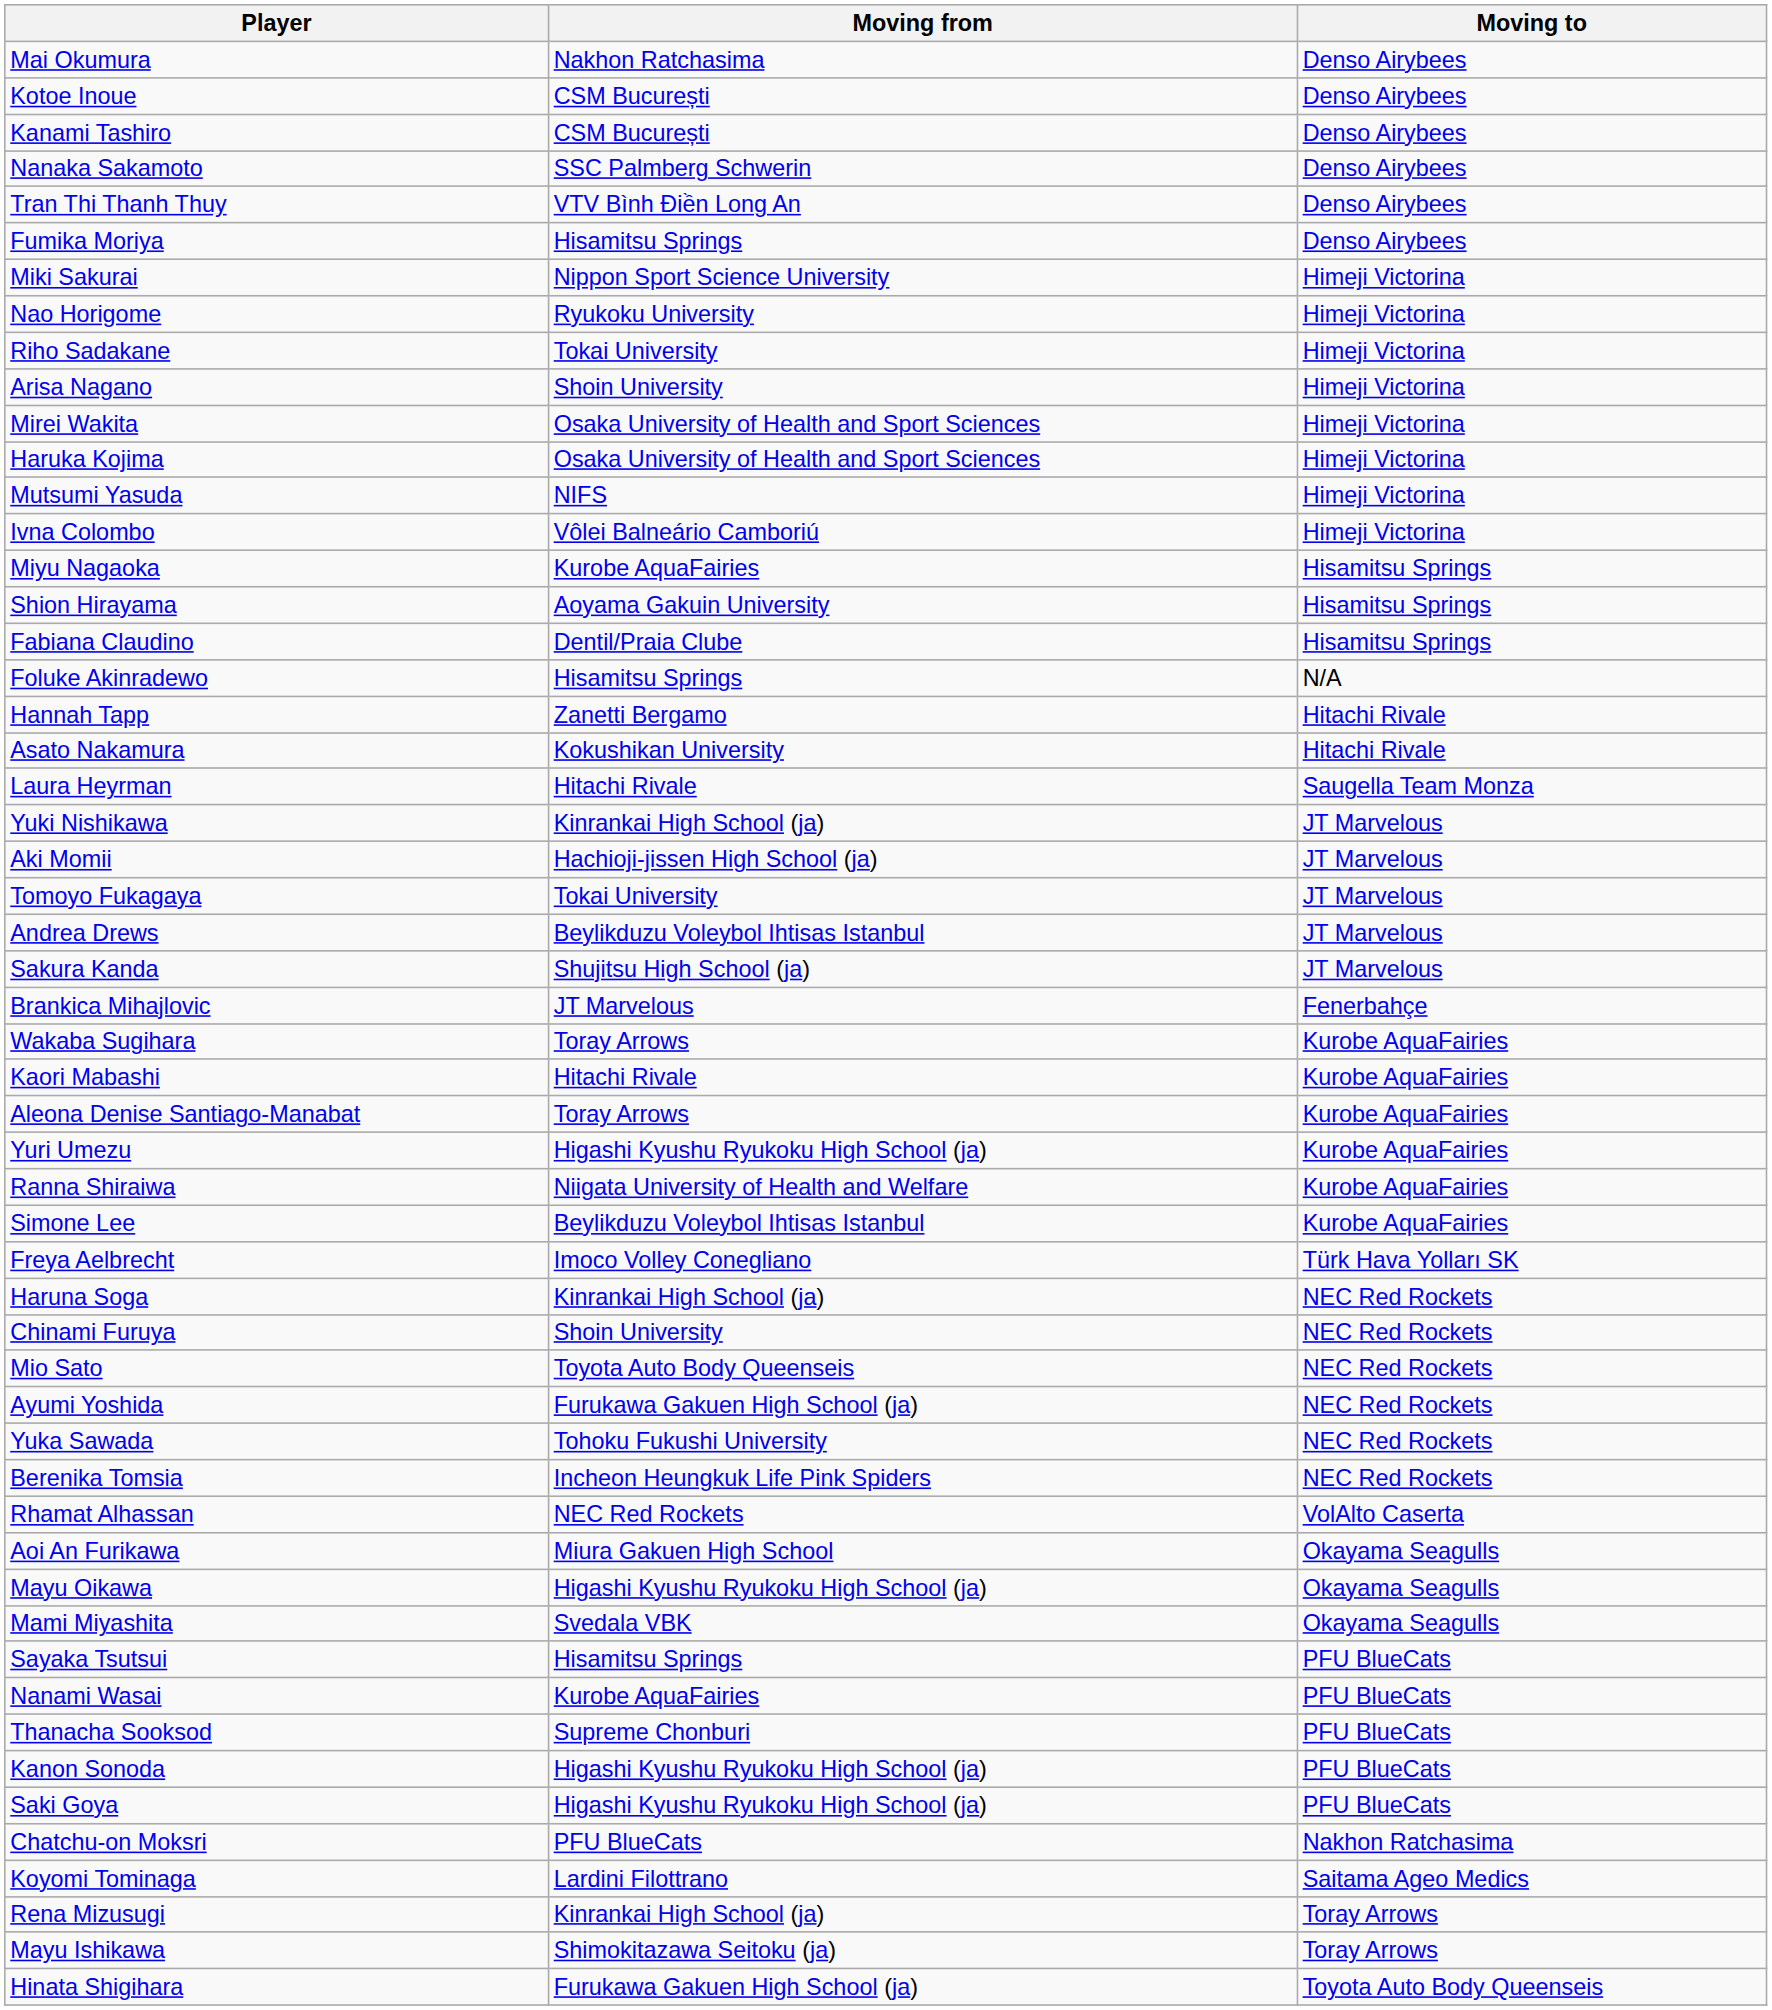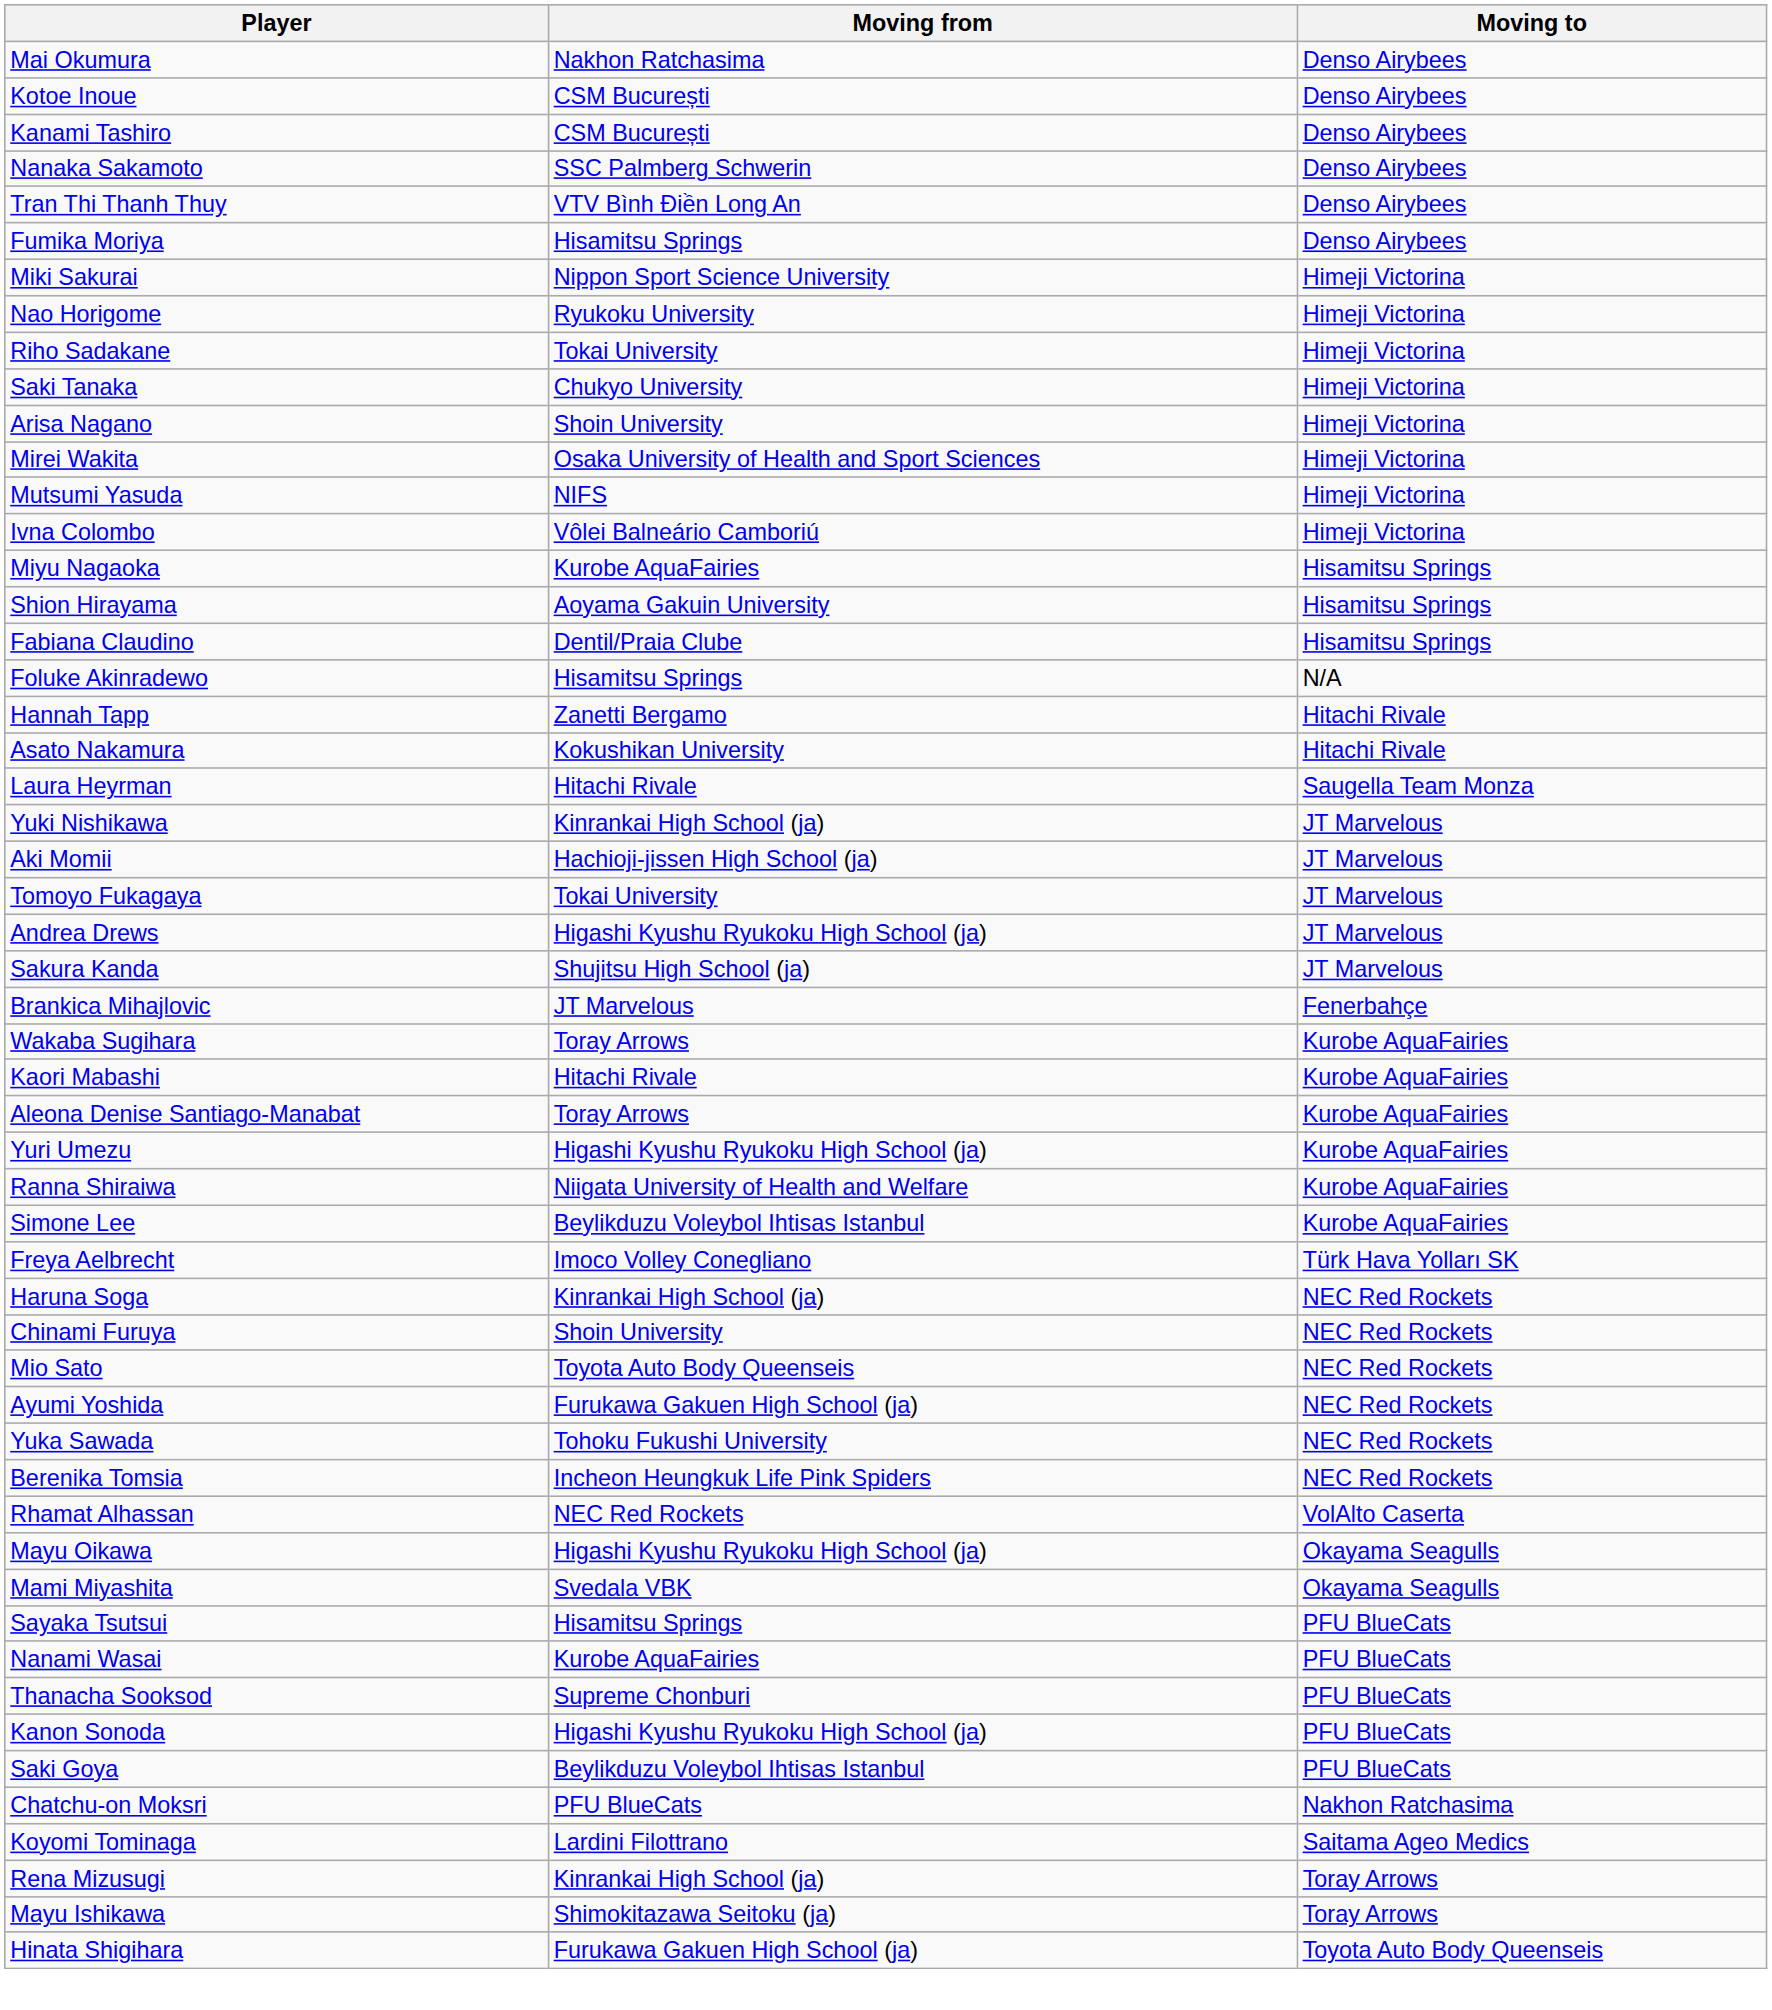+ row: (74, 386)
- row: (87, 459)
(739, 932) Beylikduzu Voleybol Ihtisas Istanbul -> (770, 932) Higashi Kyushu Ryukoku High School (ja)
- row: (95, 1550)
(770, 1805) Higashi Kyushu Ryukoku High School (ja) -> (739, 1769) Beylikduzu Voleybol Ihtisas Istanbul
